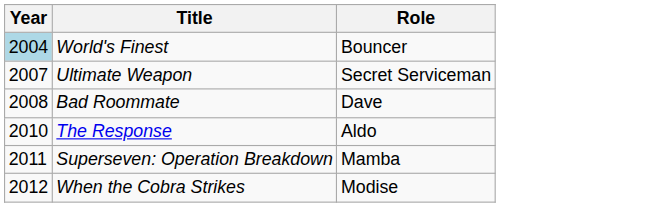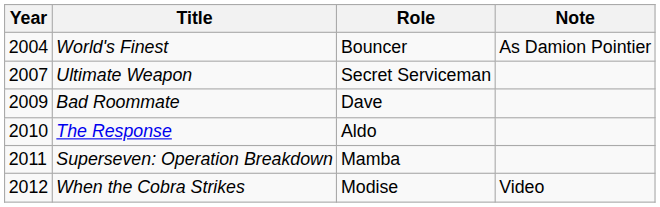+ column: (575, 18)
(28, 46) lightblue background -> (28, 46) no background
(28, 103) 2008 -> (28, 103) 2009
